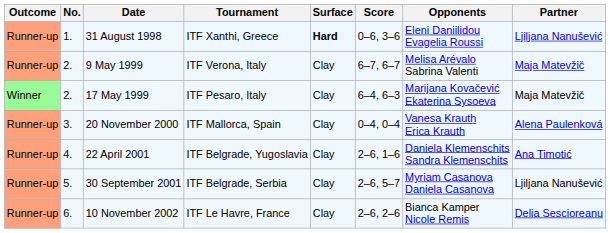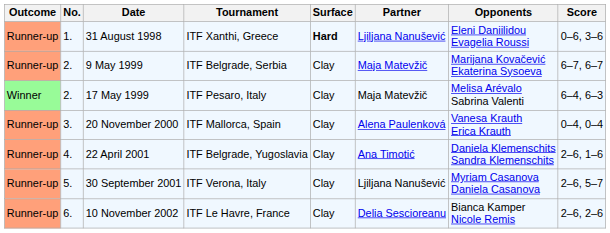columns swapped: (559, 13) <-> (379, 13)
(226, 65) ITF Verona, Italy -> (237, 65) ITF Belgrade, Serbia
(442, 65) Melisa Arévalo Sabrina Valenti -> (498, 65) Marijana Kovačević Ekaterina Sysoeva
(452, 95) Marijana Kovačević Ekaterina Sysoeva -> (488, 95) Melisa Arévalo Sabrina Valenti
(237, 183) ITF Belgrade, Serbia -> (226, 183) ITF Verona, Italy
